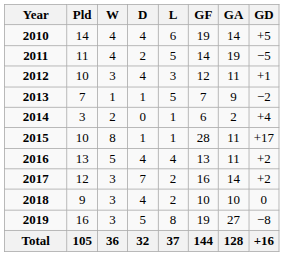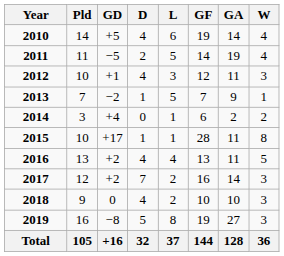columns swapped: (112, 14) <-> (264, 14)
